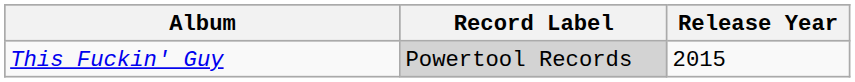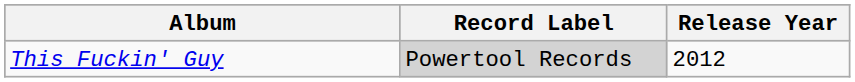(699, 59) 2015 -> (699, 59) 2012
